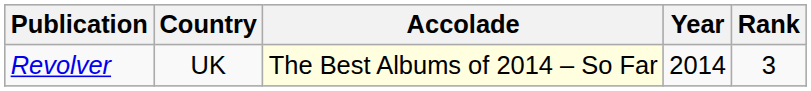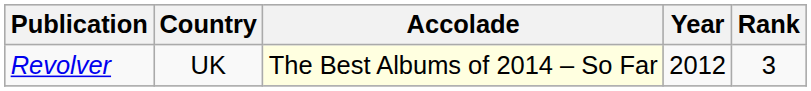(698, 65) 2014 -> (698, 65) 2012
